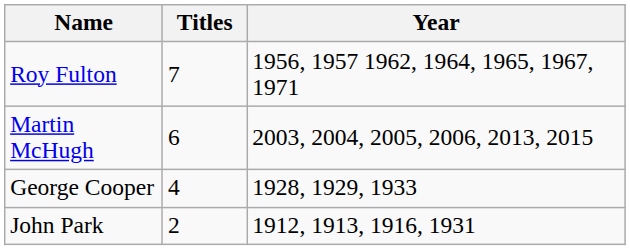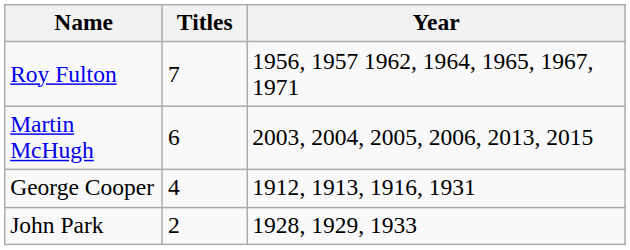(335, 187) 1928, 1929, 1933 -> (364, 187) 1912, 1913, 1916, 1931
(364, 225) 1912, 1913, 1916, 1931 -> (335, 225) 1928, 1929, 1933
